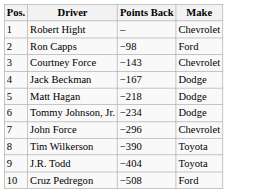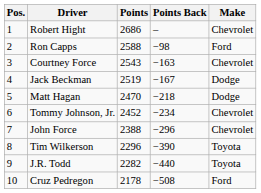+ column: (134, 12)
(131, 63) −143 -> (164, 63) −163
(193, 113) Dodge -> (232, 113) Chevrolet
(131, 163) −404 -> (164, 163) −440
